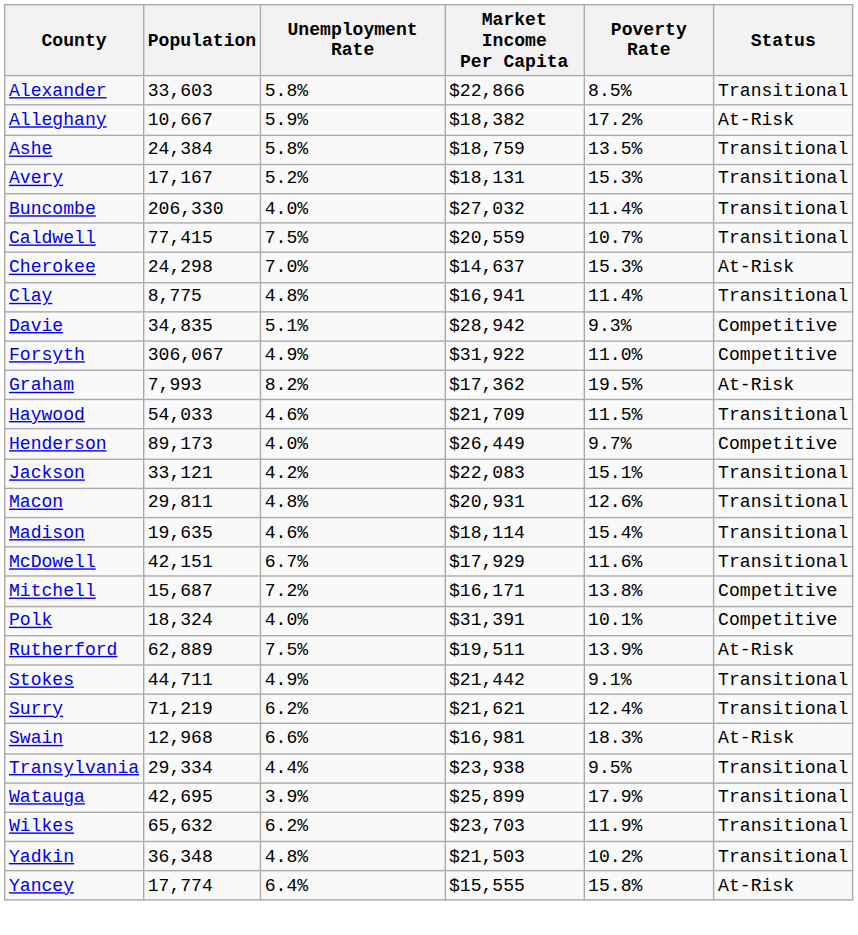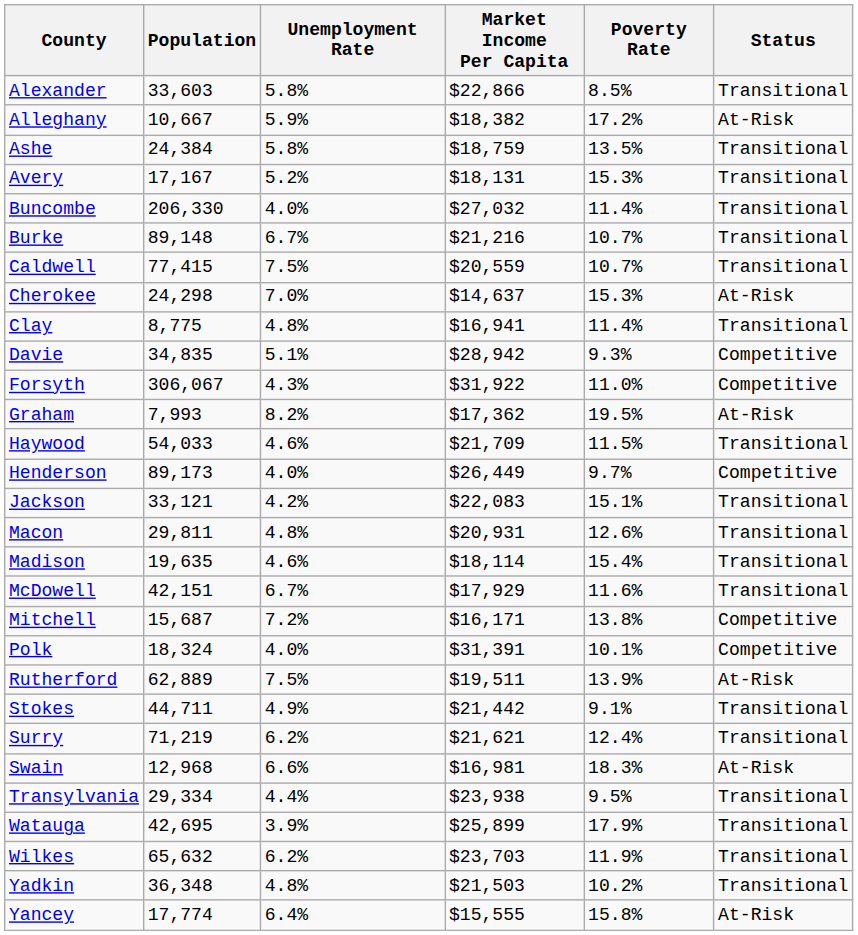+ row: (36, 238)
(286, 356) 4.9% -> (286, 385) 4.3%
